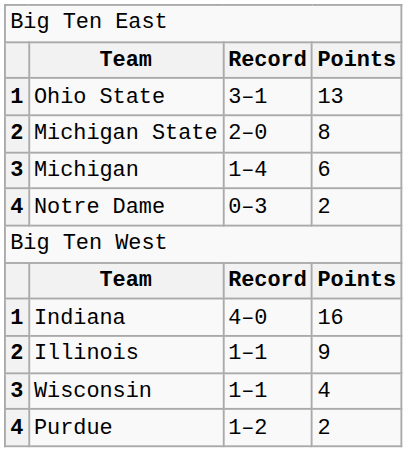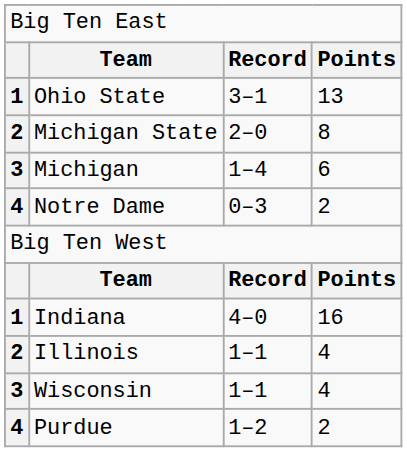(324, 354) 9 -> (324, 354) 4
